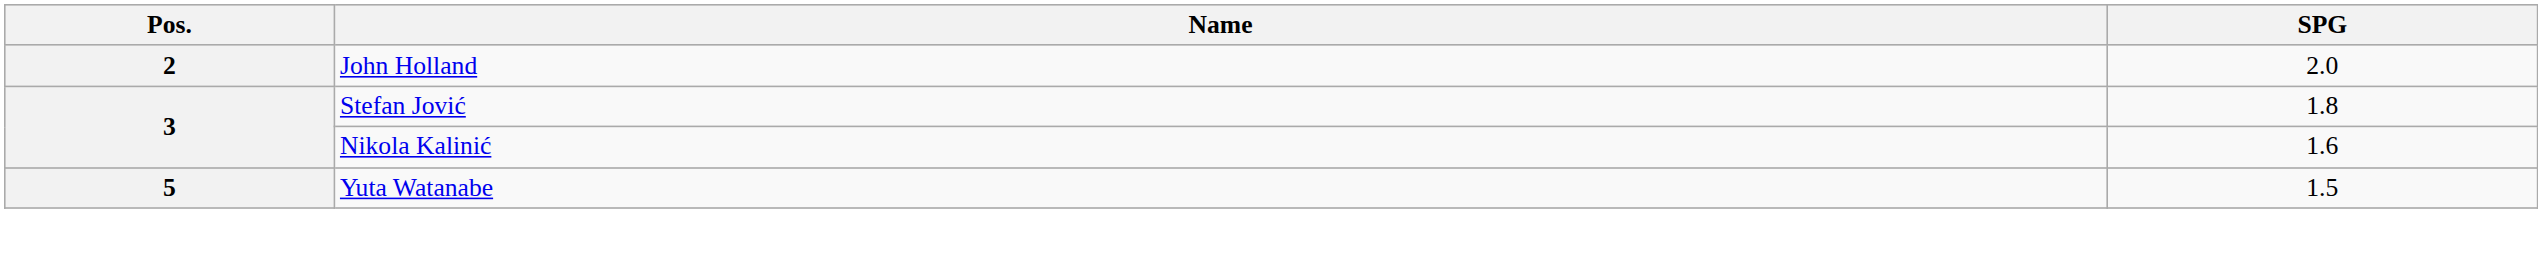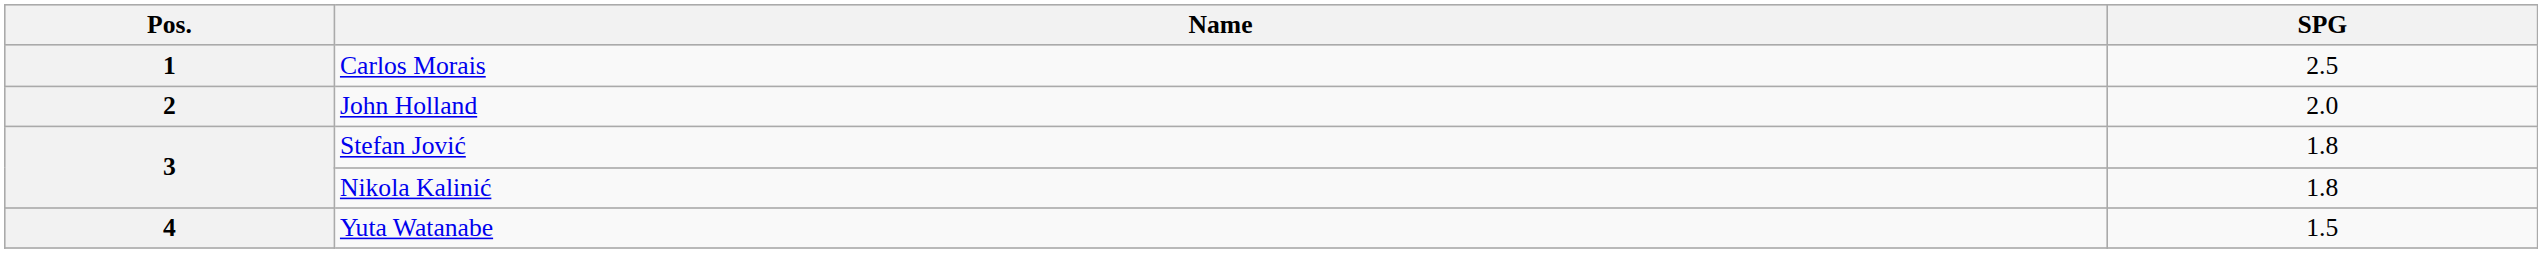+ row: (413, 65)
(2322, 146) 1.6 -> (2322, 187) 1.8
(169, 187) 5 -> (169, 227) 4
